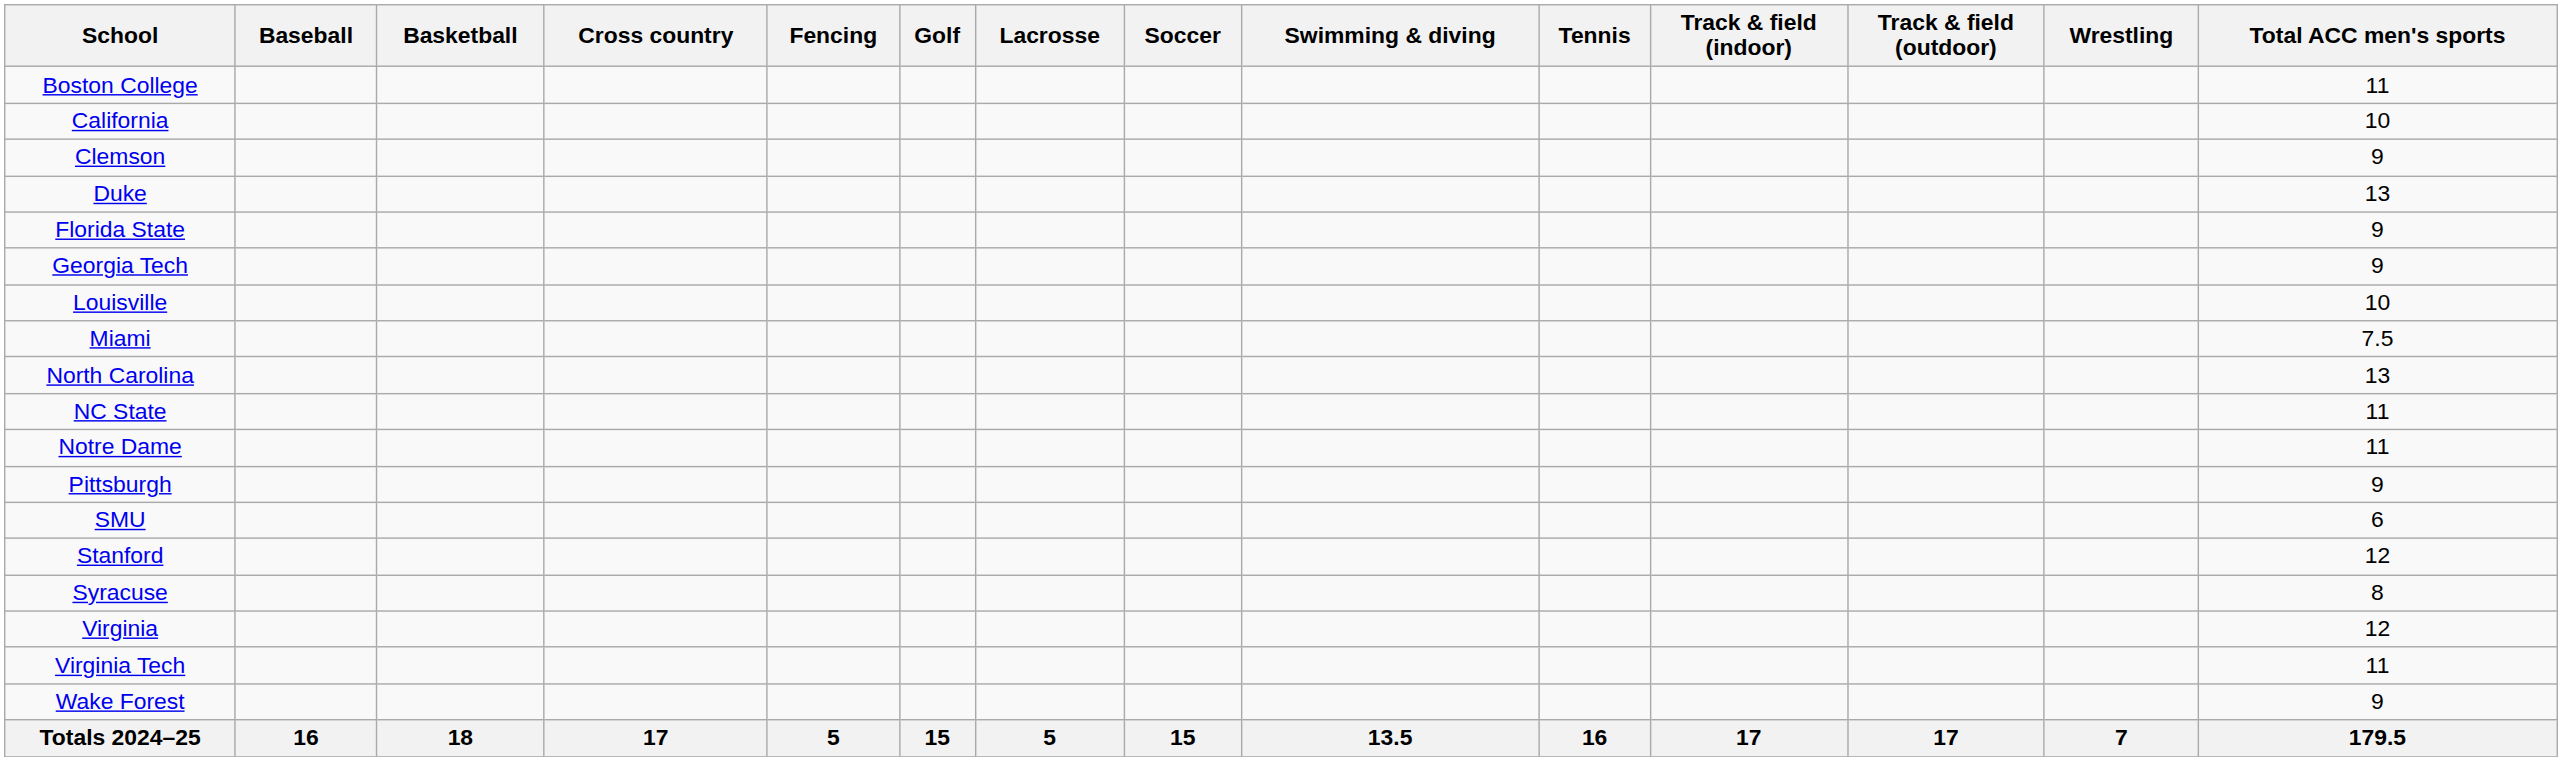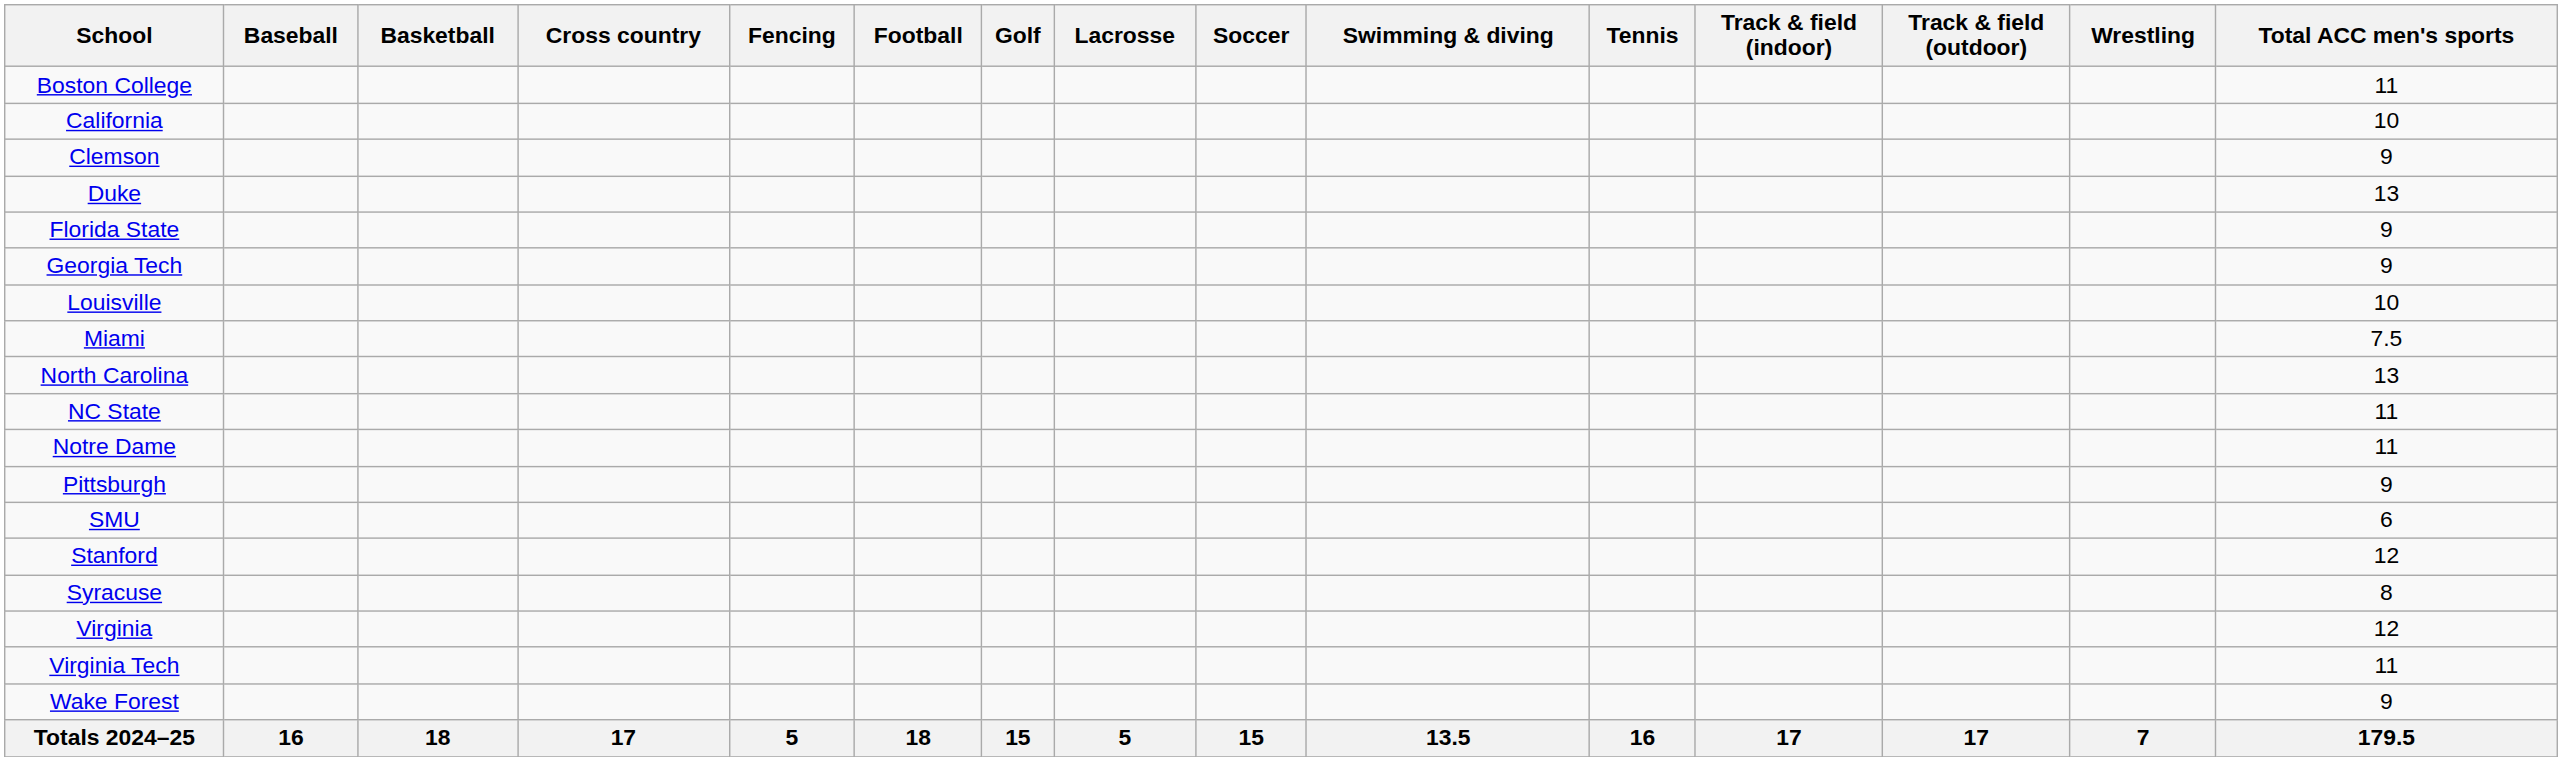+ column: (918, 35)
